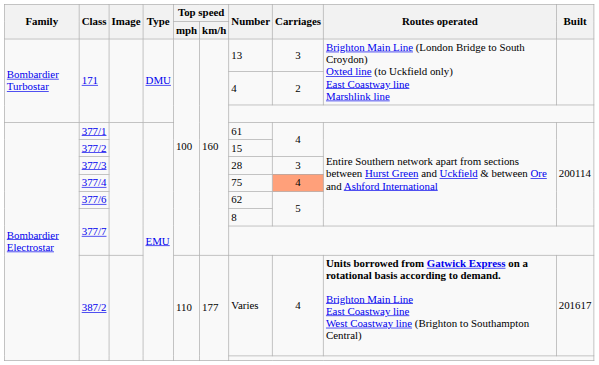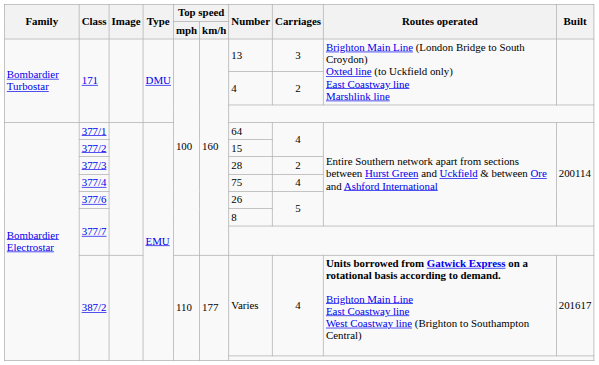(237, 131) 61 -> (237, 131) 64
(298, 165) 3 -> (298, 165) 2
(298, 182) lightsalmon background -> (298, 182) no background
(237, 200) 62 -> (237, 200) 26
